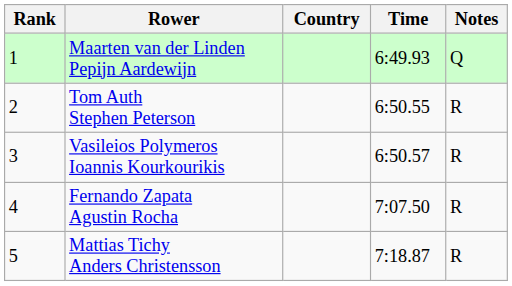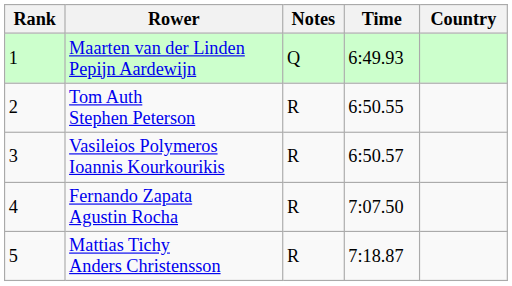columns swapped: (327, 18) <-> (477, 18)
